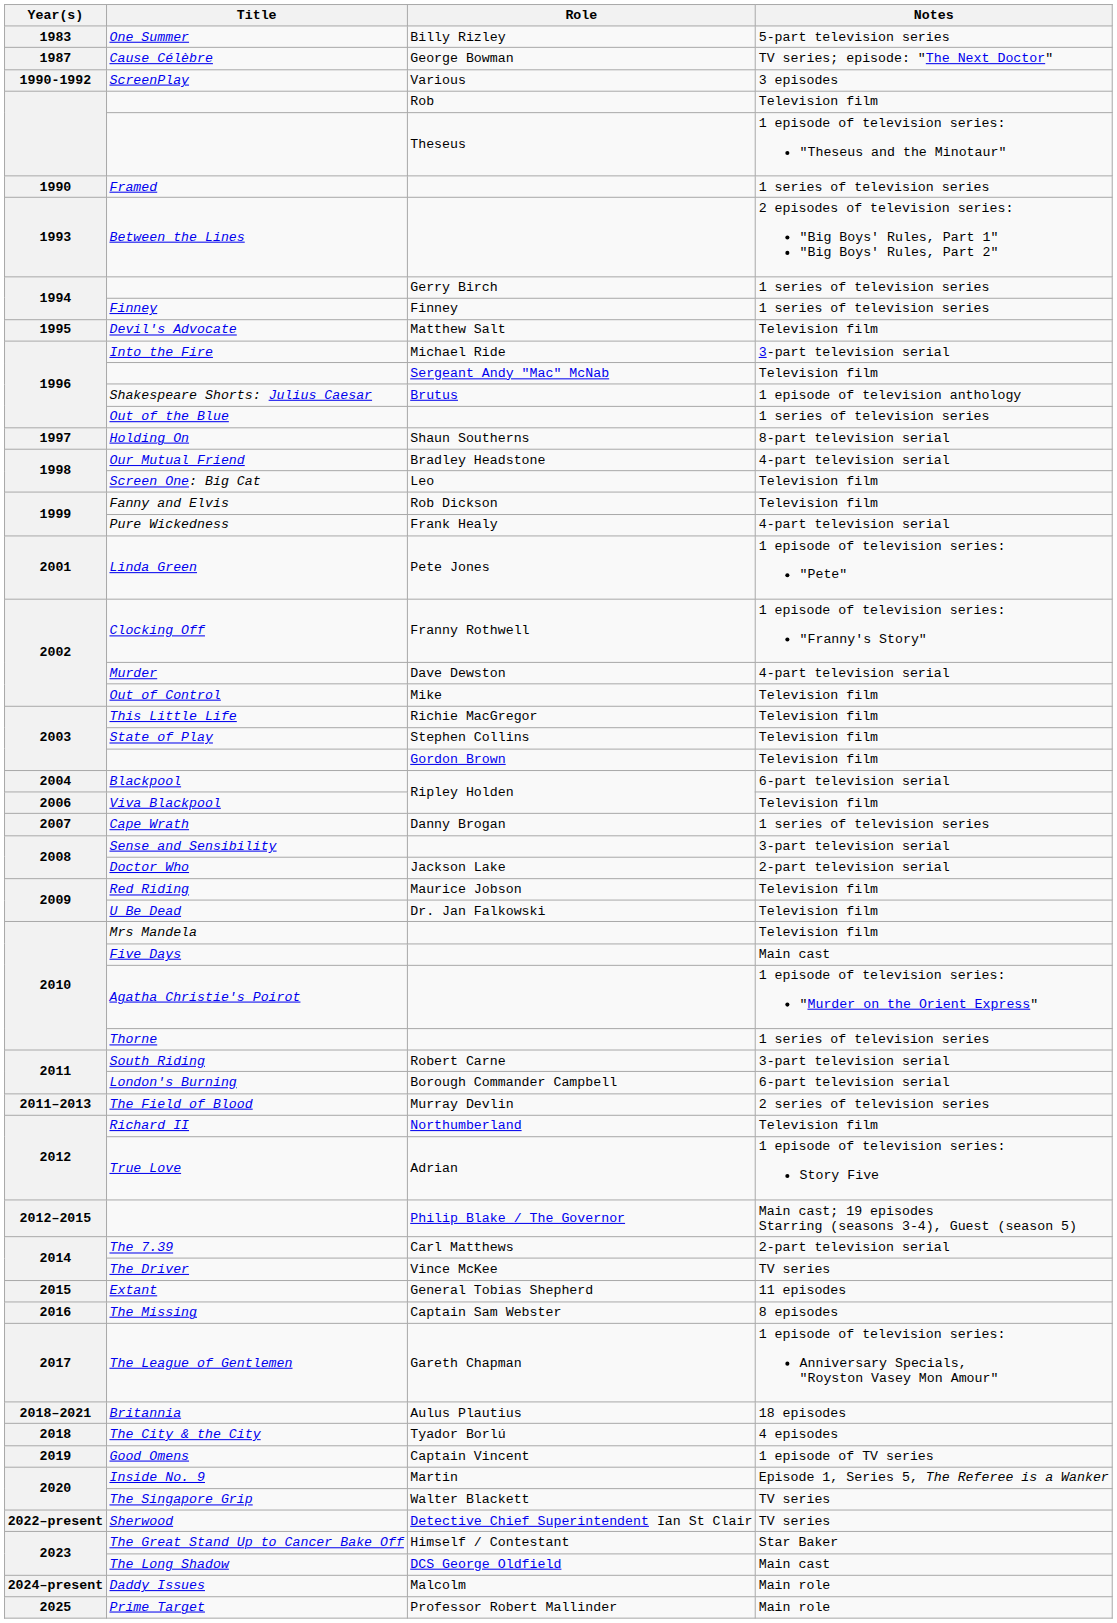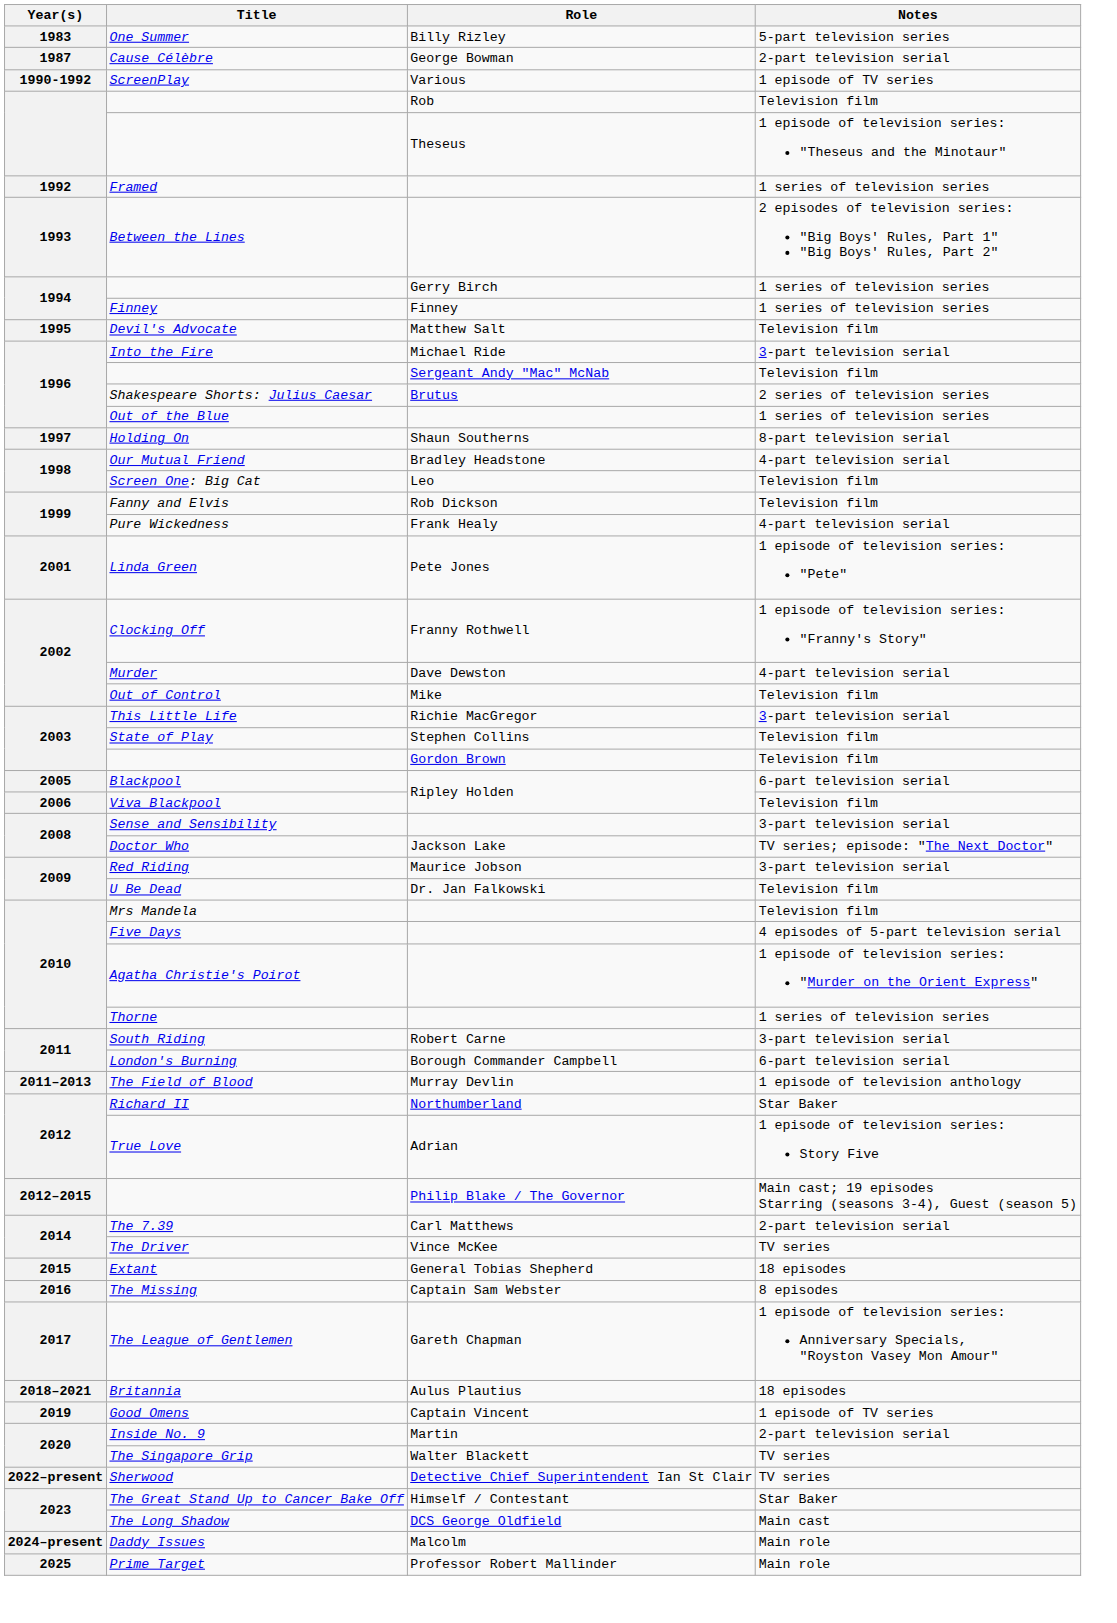(906, 59) TV series; episode: "The Next Doctor" -> (854, 59) 2-part television serial
(798, 80) 3 episodes -> (846, 80) 1 episode of TV series
(55, 187) 1990 -> (55, 187) 1992
(890, 395) 1 episode of television anthology -> (874, 395) 2 series of television series
(818, 717) Television film -> (854, 717) 3-part television serial
(55, 781) 2004 -> (55, 781) 2005
- row: (149, 825)
(854, 868) 2-part television serial -> (906, 846) TV series; episode: "The Next Doctor"
(818, 889) Television film -> (854, 868) 3-part television serial
(795, 954) Main cast -> (910, 933) 4 episodes of 5-part television serial
(874, 1104) 2 series of television series -> (890, 1083) 1 episode of television anthology
(818, 1126) Television film -> (798, 1104) Star Baker
(802, 1291) 11 episodes -> (802, 1269) 18 episodes
- row: (185, 1435)
(934, 1478) Episode 1, Series 5, The Referee is a Wanker -> (854, 1435) 2-part television serial
